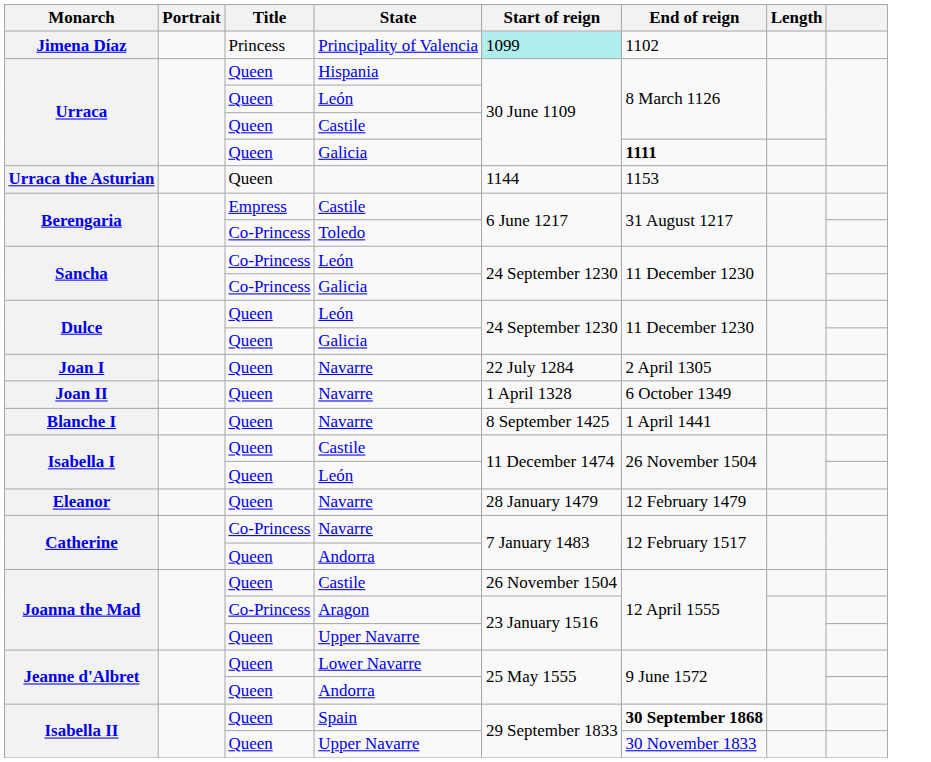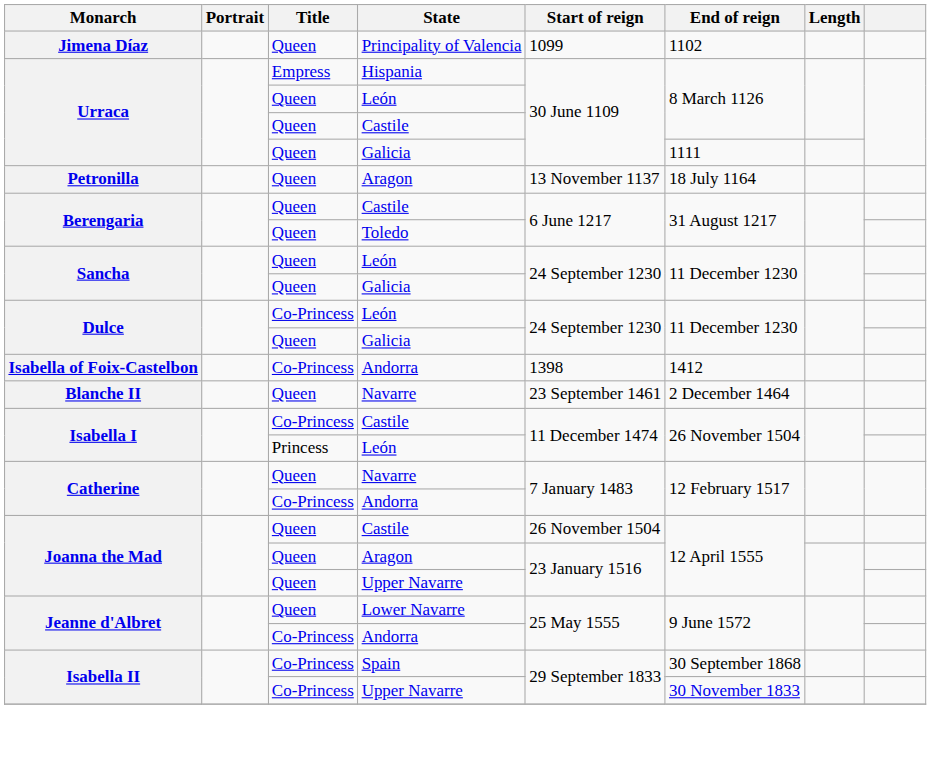(257, 44) Princess -> (294, 44) Queen
(503, 44) paleturquoise background -> (546, 44) no background
(251, 71) Queen -> (301, 71) Empress
(641, 152) bold -> (685, 152) normal
+ row: (103, 179)
- row: (81, 179)
(258, 206) Empress -> (294, 206) Queen
(269, 233) Co-Princess -> (294, 233) Queen
(269, 260) Co-Princess -> (294, 260) Queen
(269, 286) Co-Princess -> (294, 286) Queen
(251, 313) Queen -> (313, 313) Co-Princess
- row: (81, 367)
- row: (81, 394)
+ row: (103, 367)
- row: (81, 421)
+ row: (103, 394)
(251, 448) Queen -> (313, 421) Co-Princess
(251, 475) Queen -> (300, 448) Princess
- row: (81, 502)
(269, 529) Co-Princess -> (294, 475) Queen
(251, 555) Queen -> (313, 502) Co-Princess
(269, 609) Co-Princess -> (294, 555) Queen
(251, 690) Queen -> (313, 636) Co-Princess
(251, 717) Queen -> (313, 663) Co-Princess
(694, 717) bold -> (735, 663) normal
(251, 744) Queen -> (313, 690) Co-Princess
